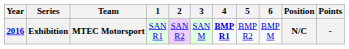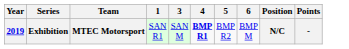- column: (180, 11)
(15, 31) 2016 -> (15, 31) 2019
